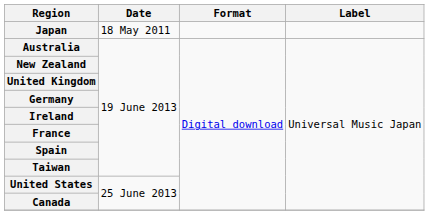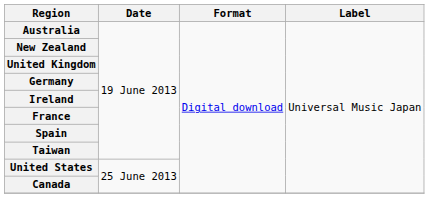- row: (51, 30)
